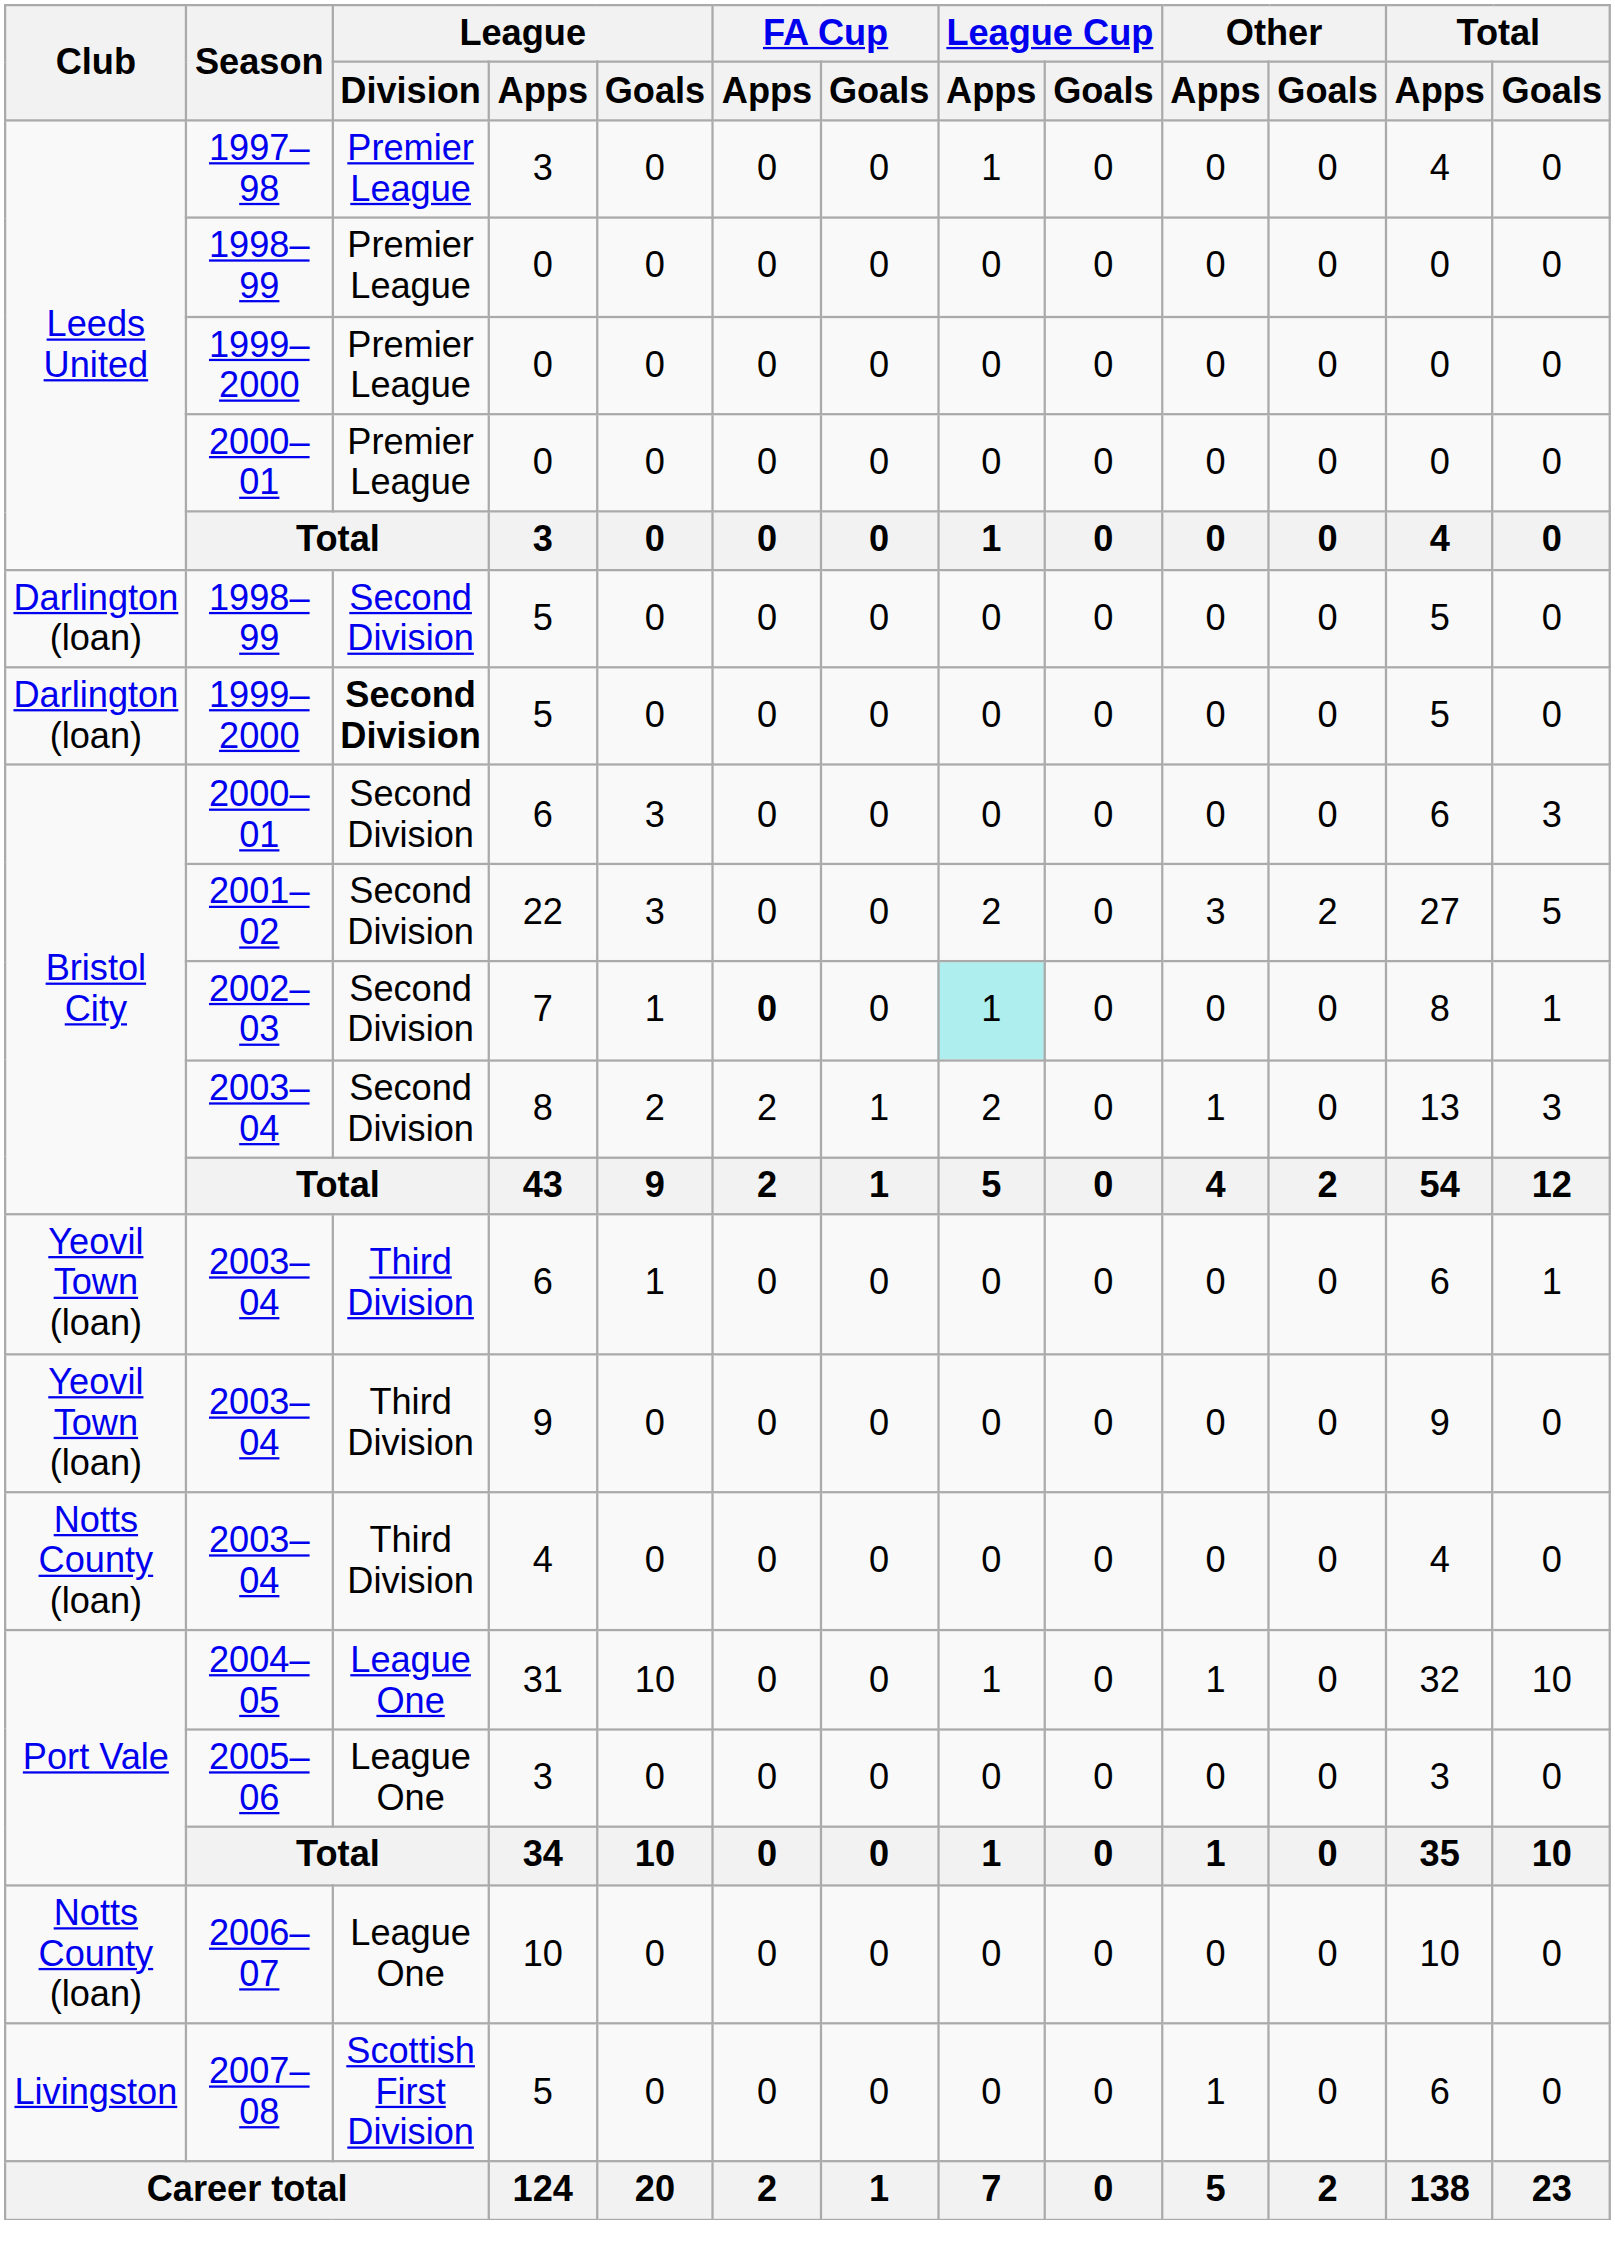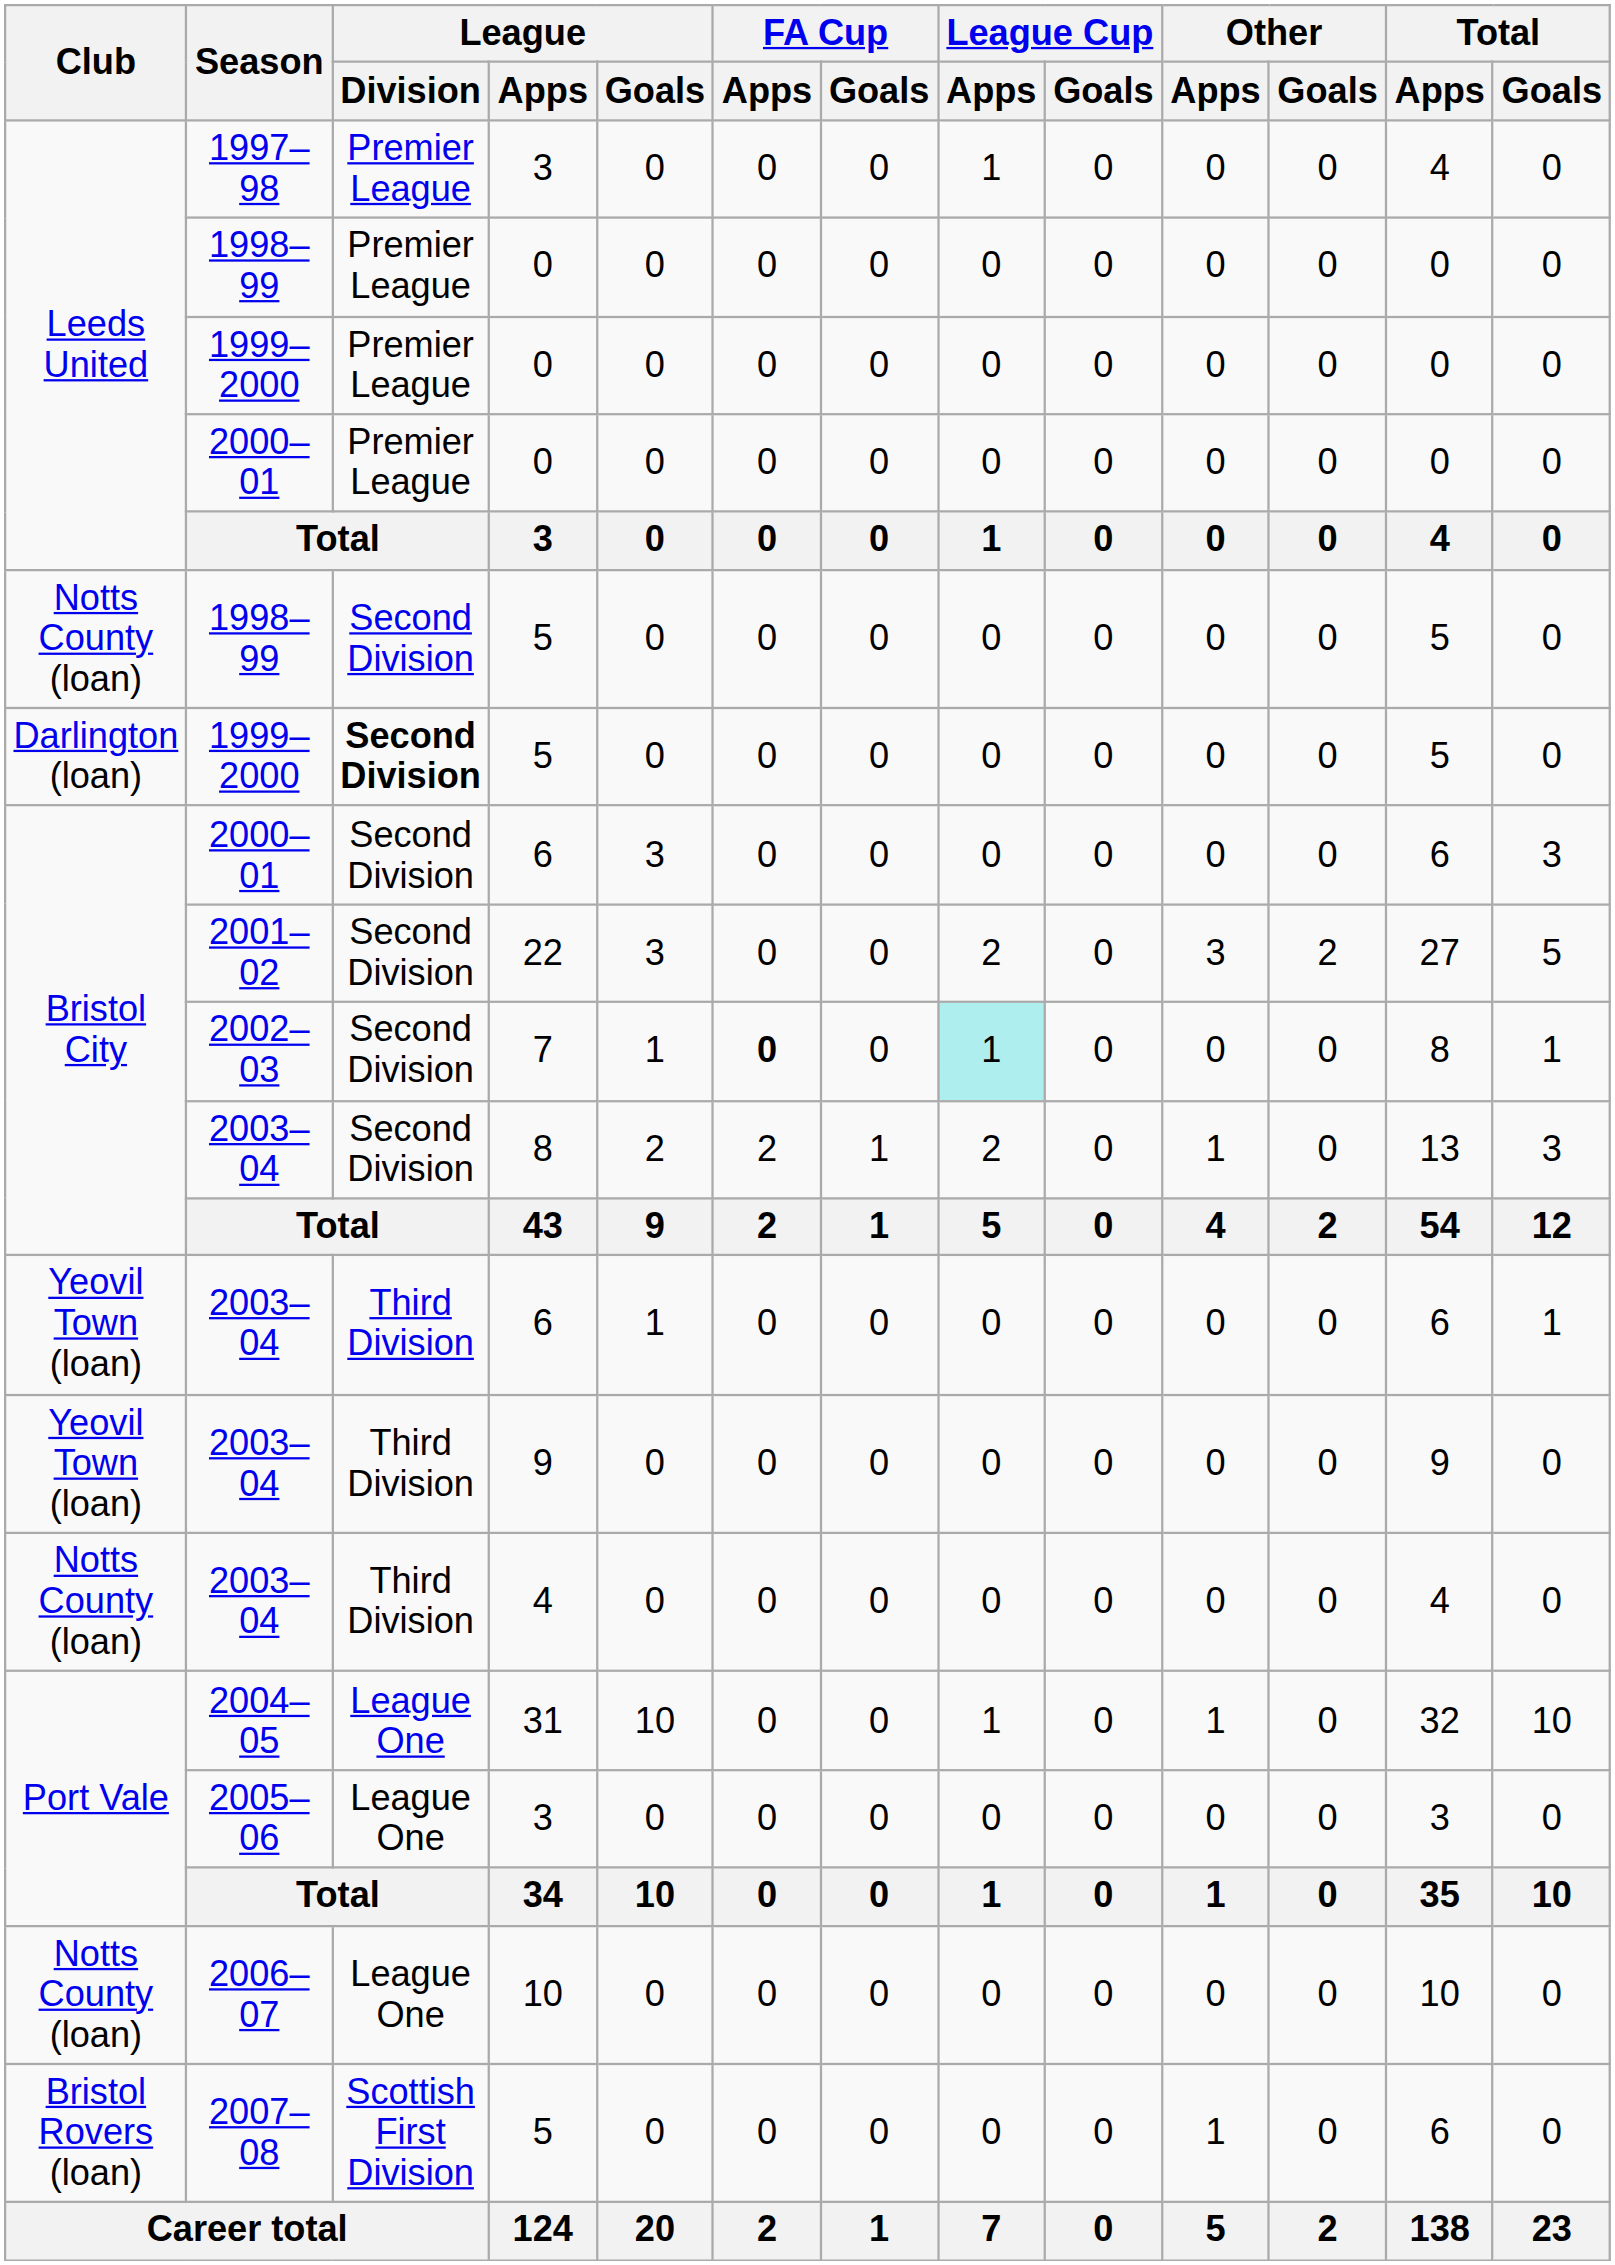(96, 617) Darlington (loan) -> (96, 638) Notts County (loan)
(96, 2091) Livingston -> (96, 2132) Bristol Rovers (loan)
